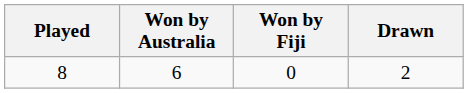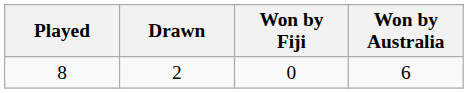columns swapped: (177, 30) <-> (406, 30)
